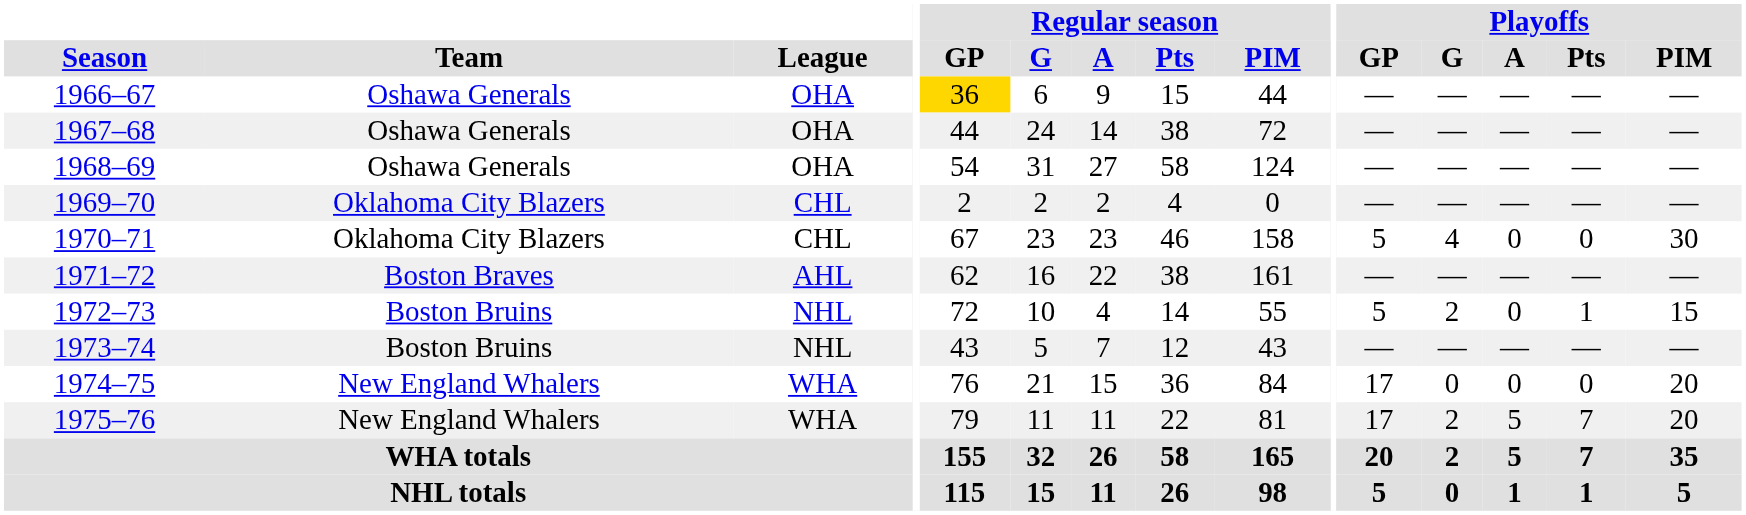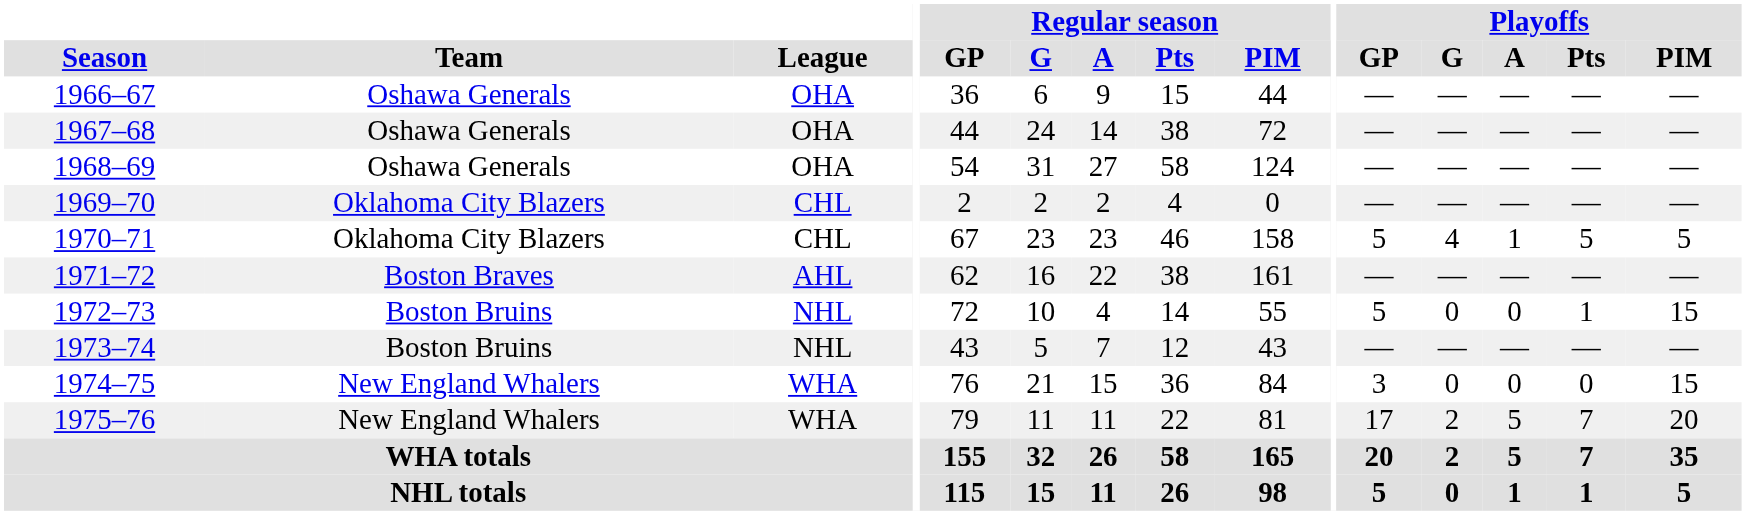(964, 94) gold background -> (964, 94) no background
(1515, 238) 0 -> (1515, 238) 1
(1586, 238) 0 -> (1586, 238) 5
(1684, 238) 30 -> (1684, 238) 5
(1452, 311) 2 -> (1452, 311) 0
(1379, 383) 17 -> (1379, 383) 3
(1684, 383) 20 -> (1684, 383) 15
